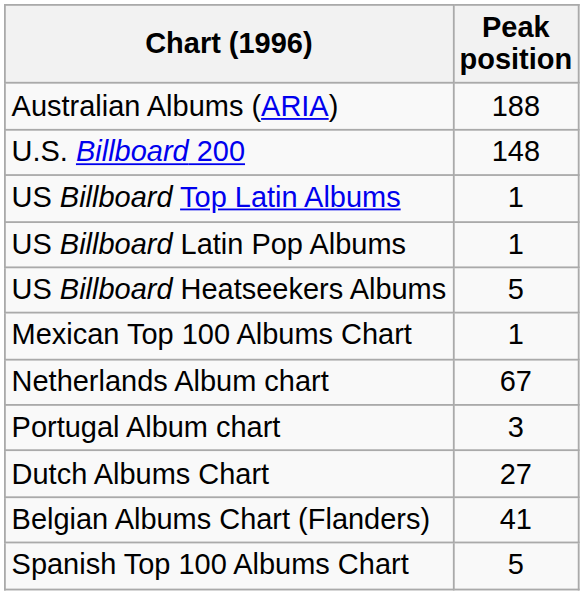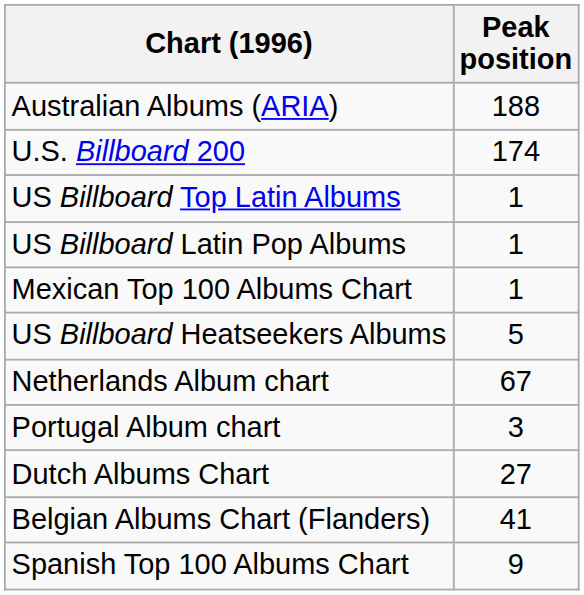(516, 151) 148 -> (516, 151) 174
rows swapped: (229, 289) <-> (212, 335)
(516, 565) 5 -> (516, 565) 9
